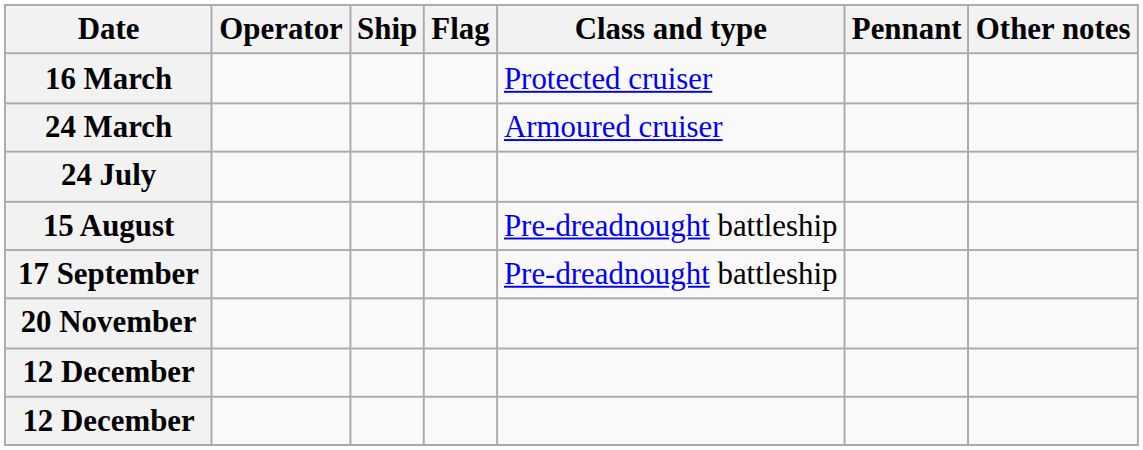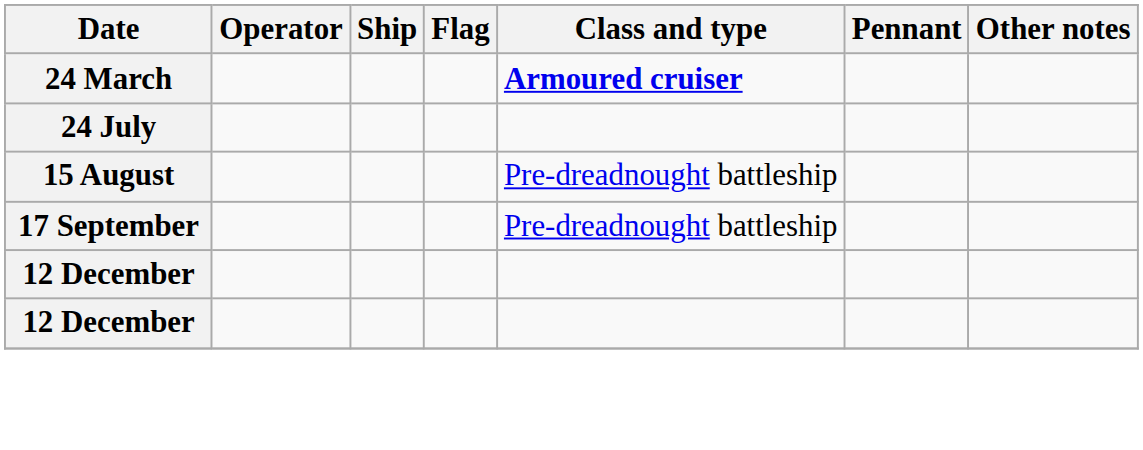- row: (109, 77)
(613, 126) normal -> (623, 77) bold
- row: (109, 322)
